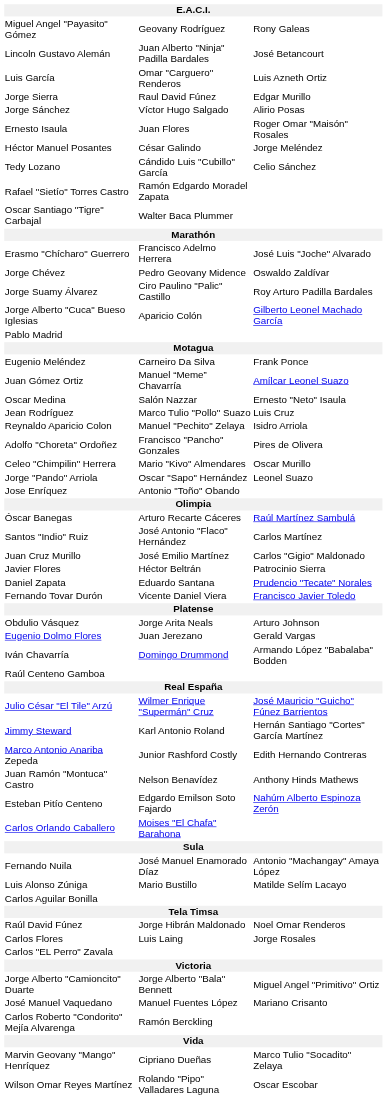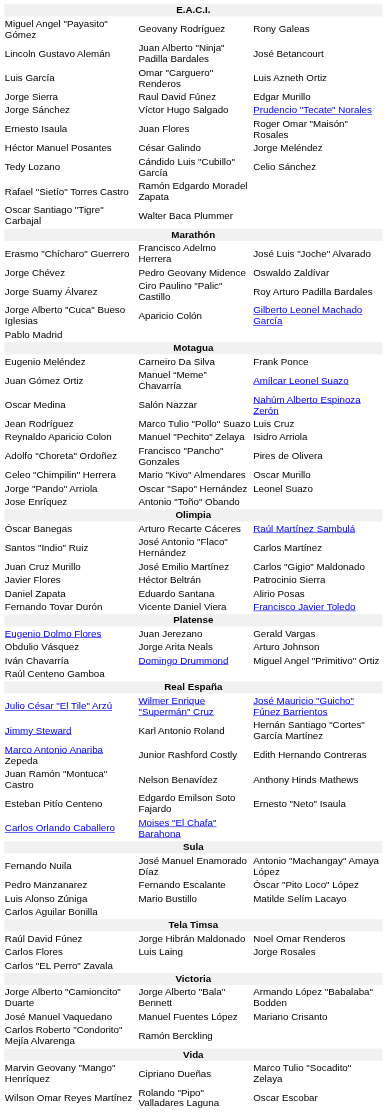(279, 110) Alirio Posas -> (313, 110) Prudencio "Tecate" Norales
(300, 399) Ernesto "Neto" Isaula -> (307, 405) Nahúm Alberto Espinoza Zerón
(313, 582) Prudencio "Tecate" Norales -> (279, 593) Alirio Posas
rows swapped: (53, 636) <-> (42, 622)
(313, 655) Armando López "Babalaba" Bodden -> (316, 660) Miguel Angel "Primitivo" Ortiz
(307, 804) Nahúm Alberto Espinoza Zerón -> (300, 804) Ernesto "Neto" Isaula
+ row: (46, 885)
(316, 984) Miguel Angel "Primitivo" Ortiz -> (313, 998) Armando López "Babalaba" Bodden
